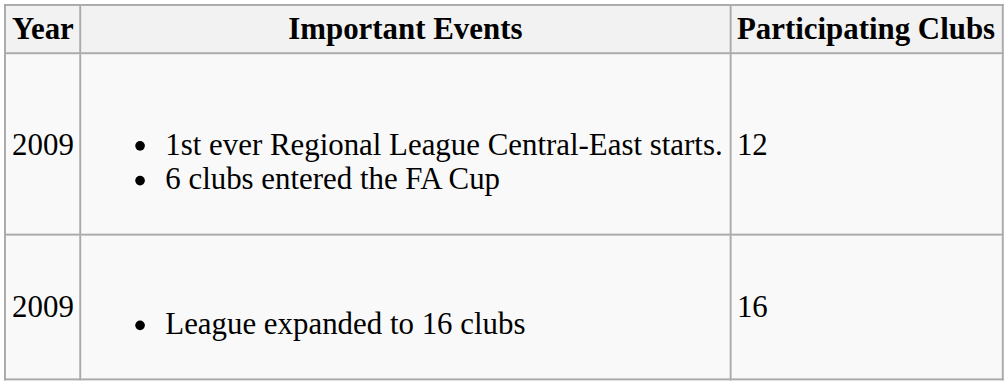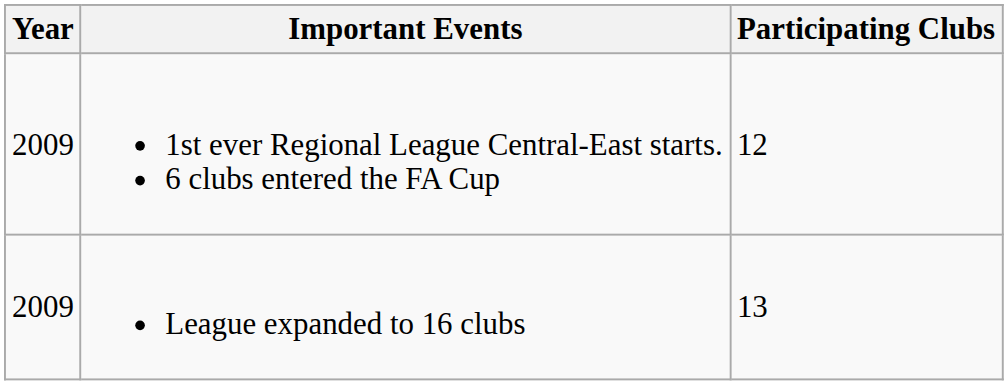(752, 306) 16 -> (752, 306) 13
